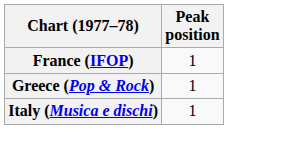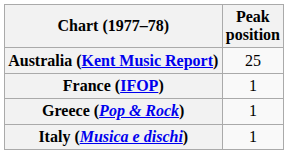+ row: (113, 60)
